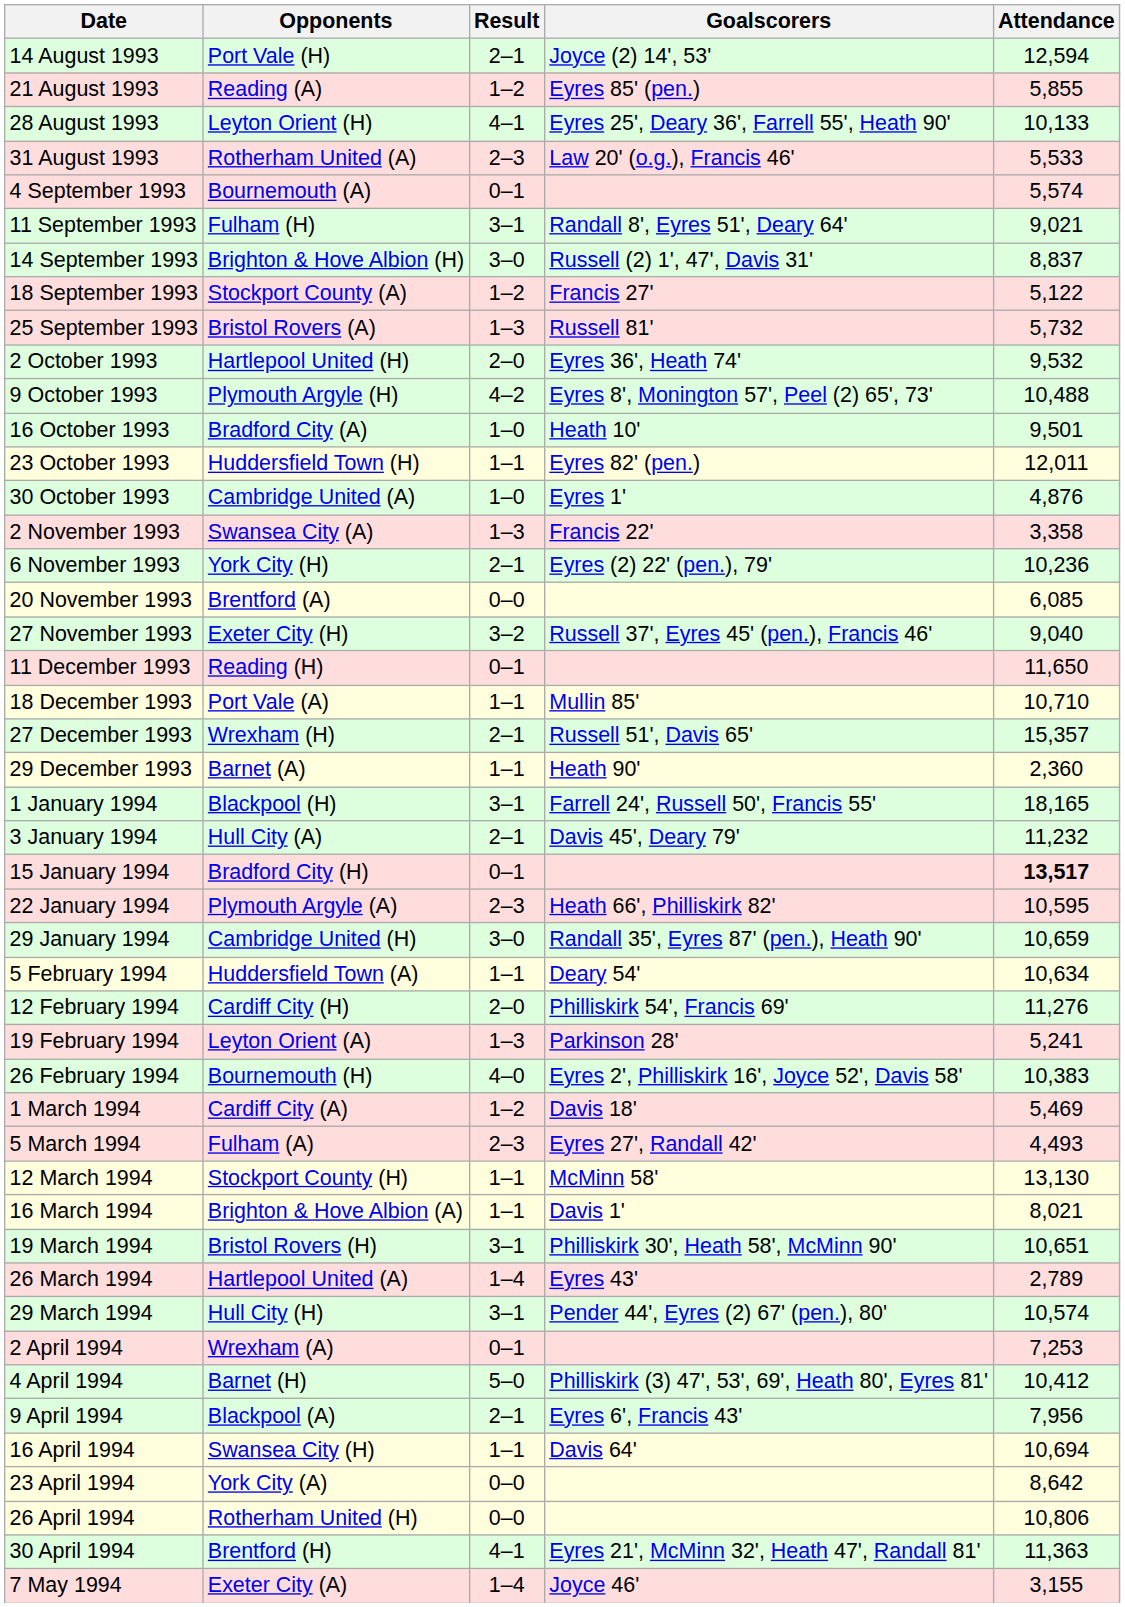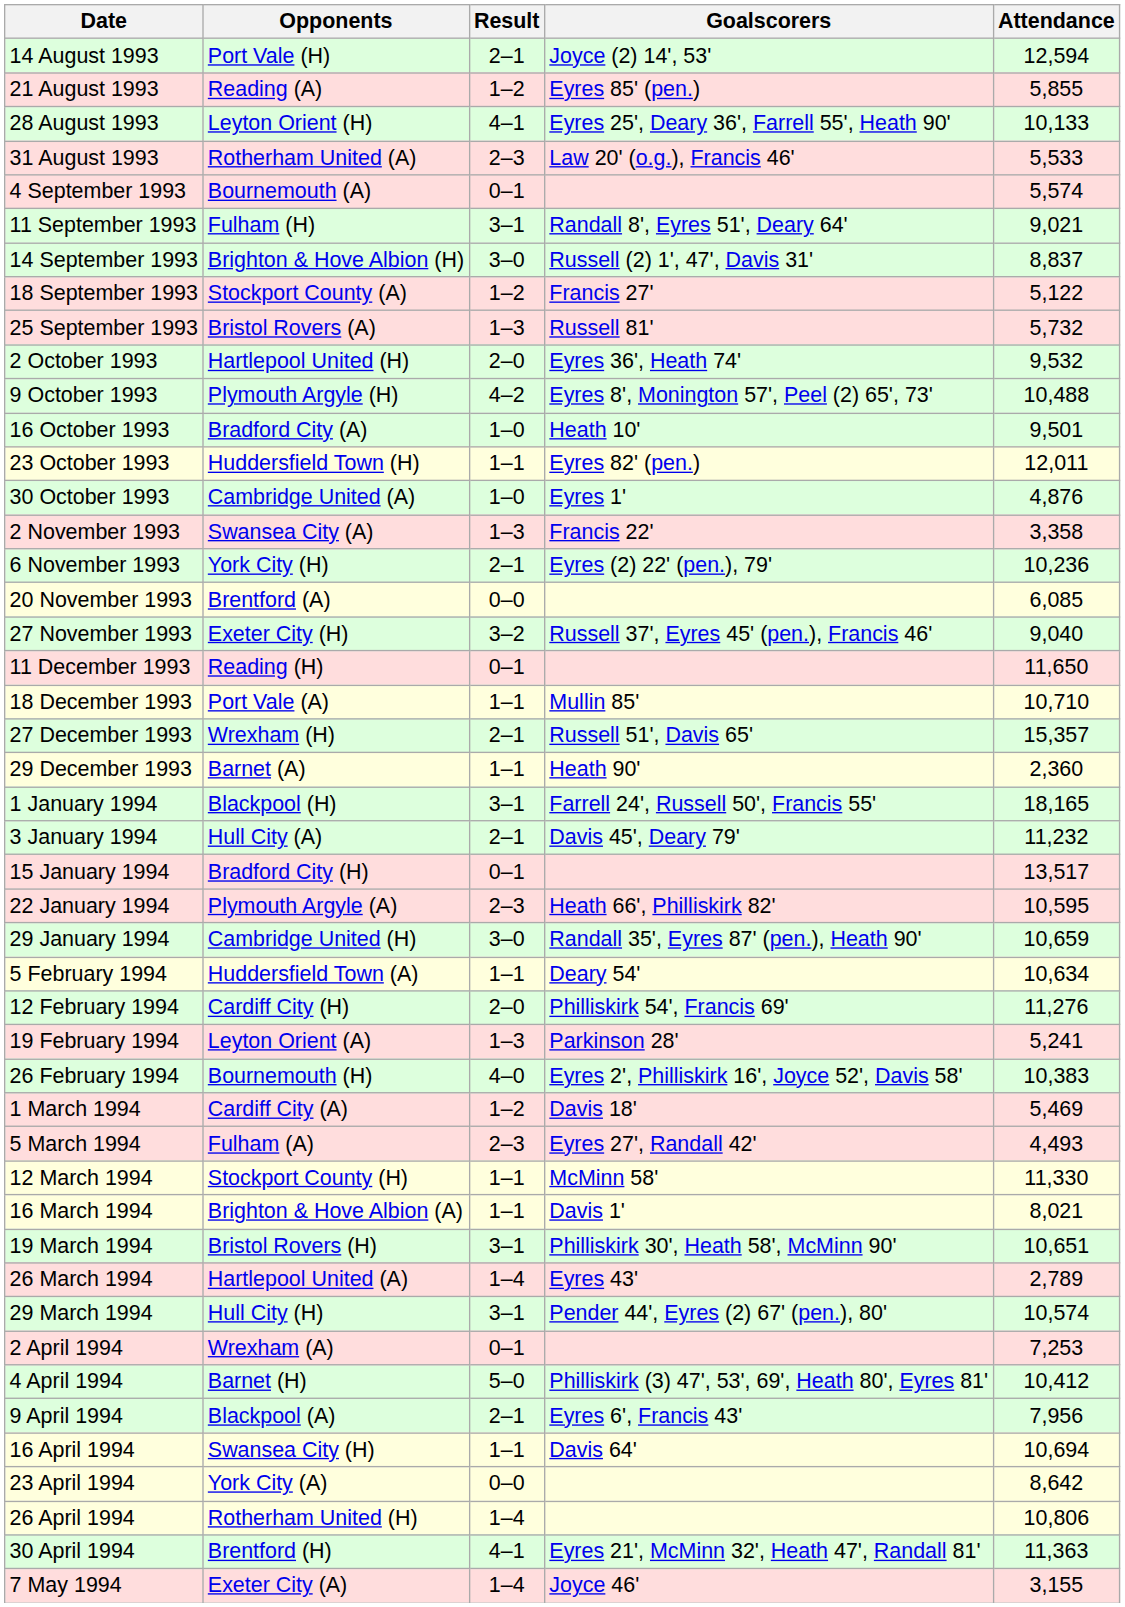(1056, 871) bold -> (1056, 871) normal
(1056, 1177) 13,130 -> (1056, 1177) 11,330
(507, 1517) 0–0 -> (507, 1517) 1–4
